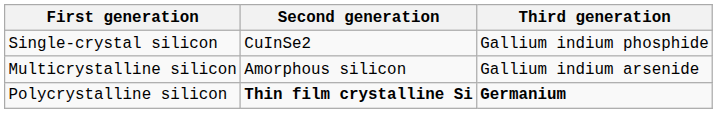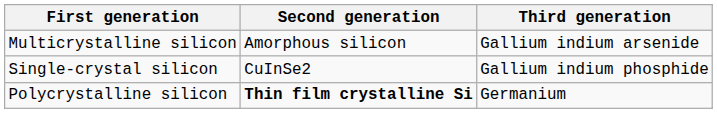rows swapped: (113, 43) <-> (123, 69)
(523, 95) bold -> (523, 95) normal
